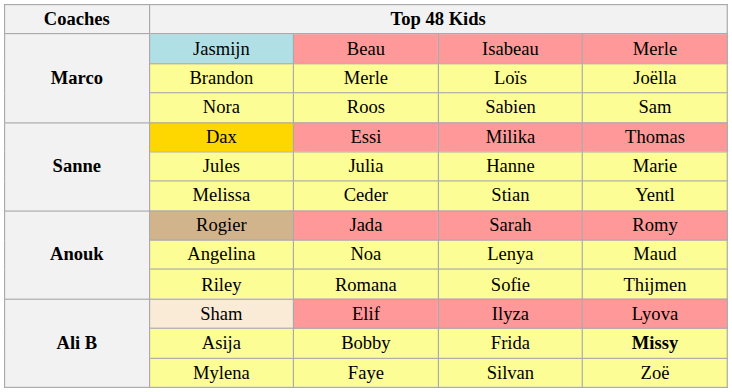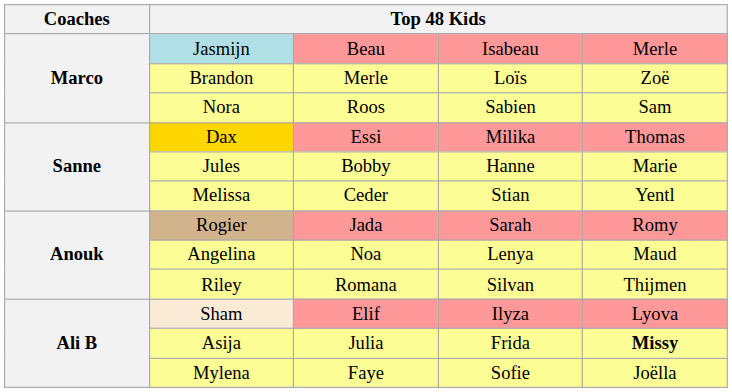(655, 78) Joëlla -> (655, 78) Zoë
(366, 166) Julia -> (366, 166) Bobby
(510, 284) Sofie -> (510, 284) Silvan
(366, 343) Bobby -> (366, 343) Julia
(510, 372) Silvan -> (510, 372) Sofie
(655, 372) Zoë -> (655, 372) Joëlla
